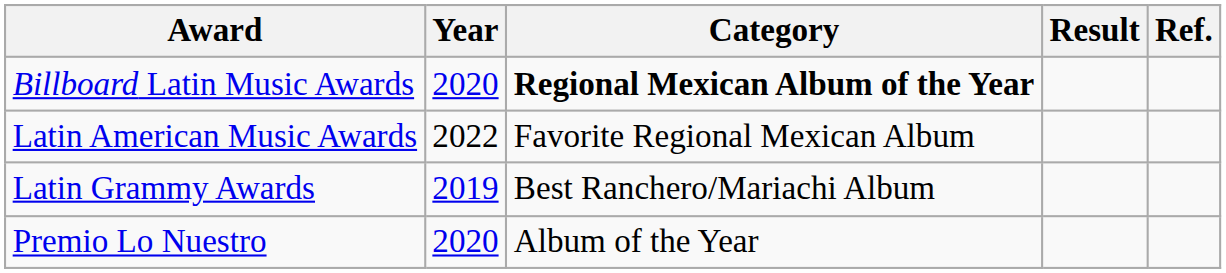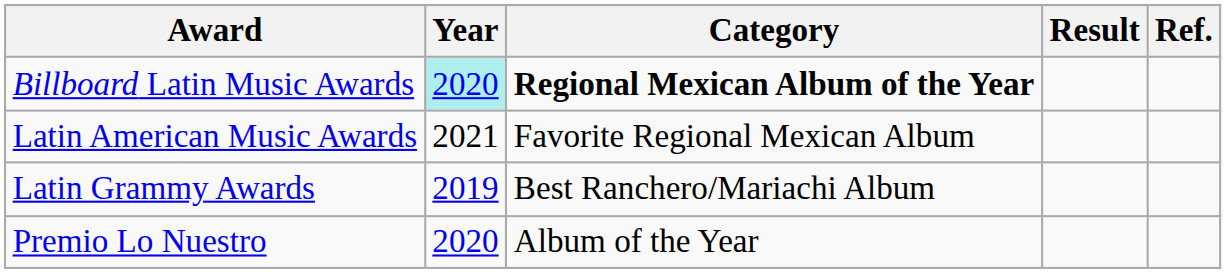(465, 83) no background -> (465, 83) paleturquoise background
(465, 135) 2022 -> (465, 135) 2021
